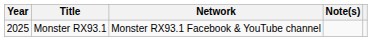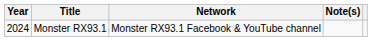(18, 28) 2025 -> (18, 28) 2024
